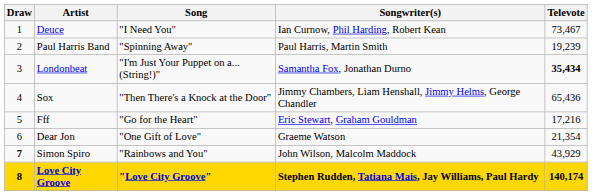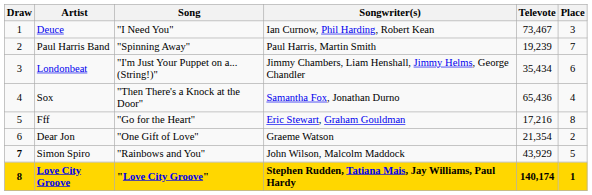+ column: (573, 12)
(344, 69) Samantha Fox, Jonathan Durno -> (388, 69) Jimmy Chambers, Liam Henshall, Jimmy Helms, George Chandler
(566, 69) bold -> (537, 69) normal
(399, 97) Jimmy Chambers, Liam Henshall, Jimmy Helms, George Chandler -> (333, 97) Samantha Fox, Jonathan Durno
